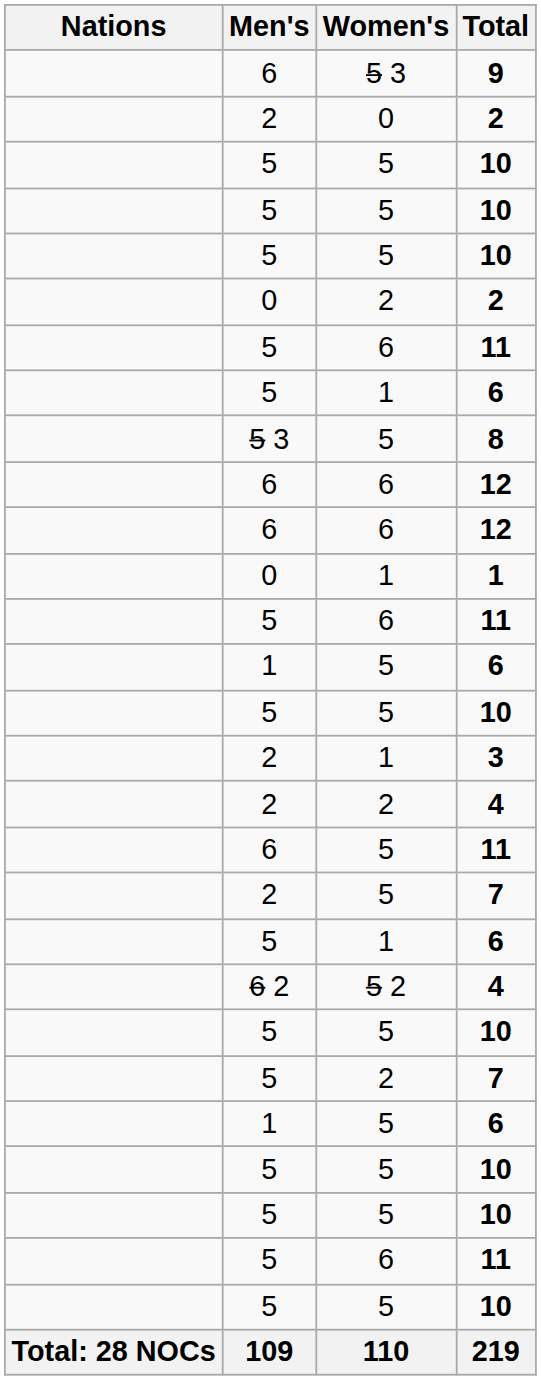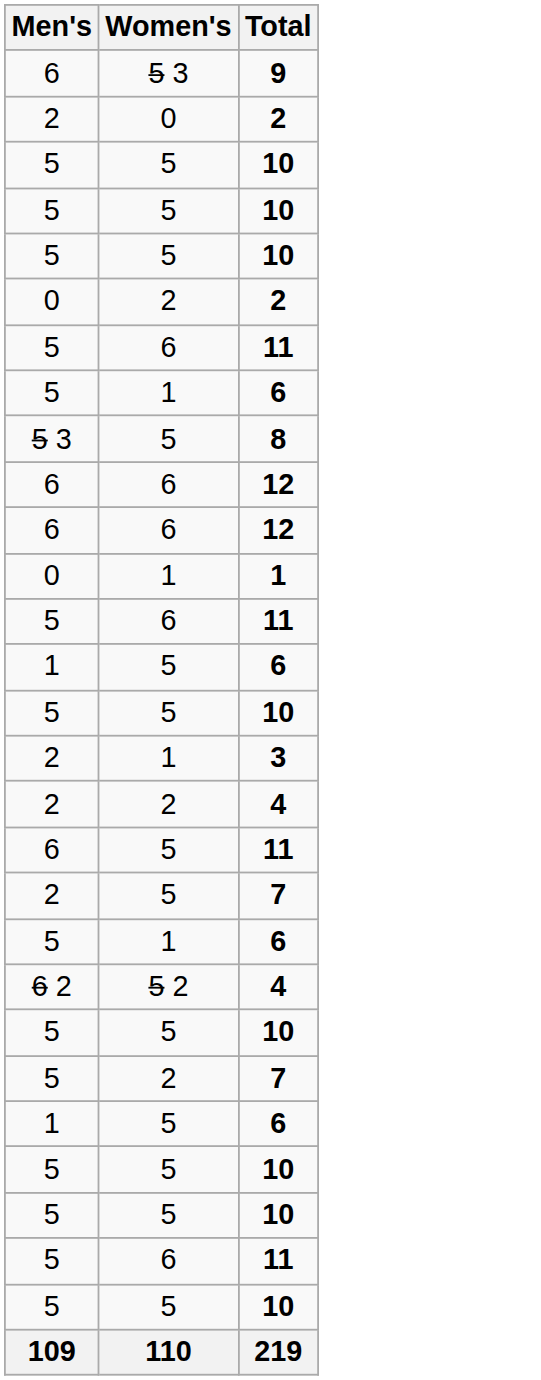- column: (114, 27)
